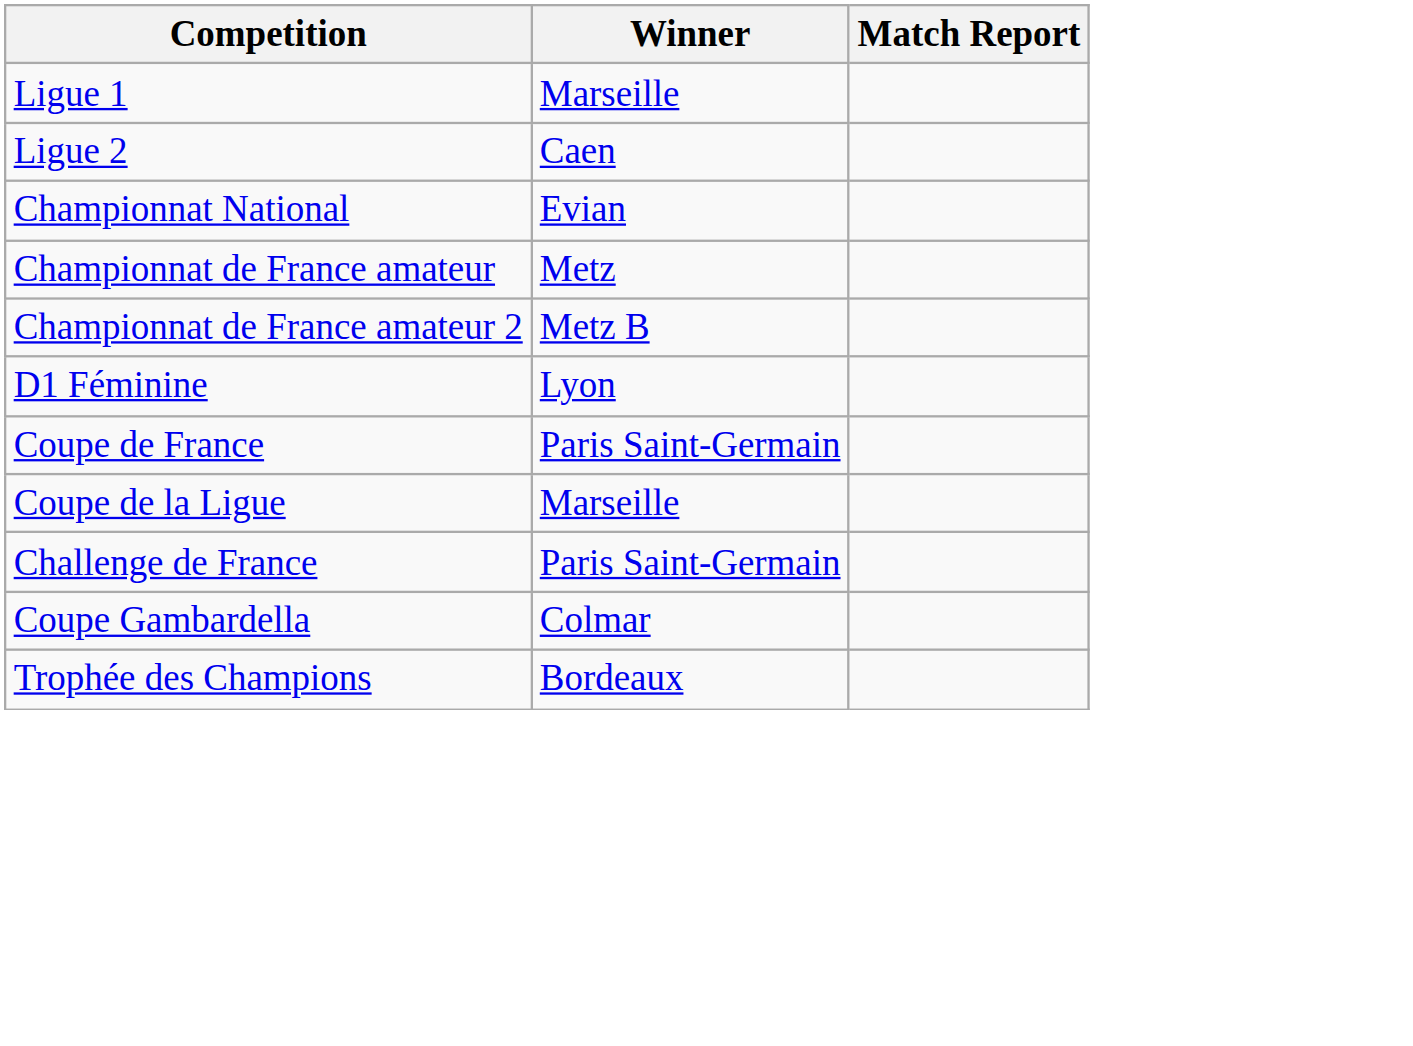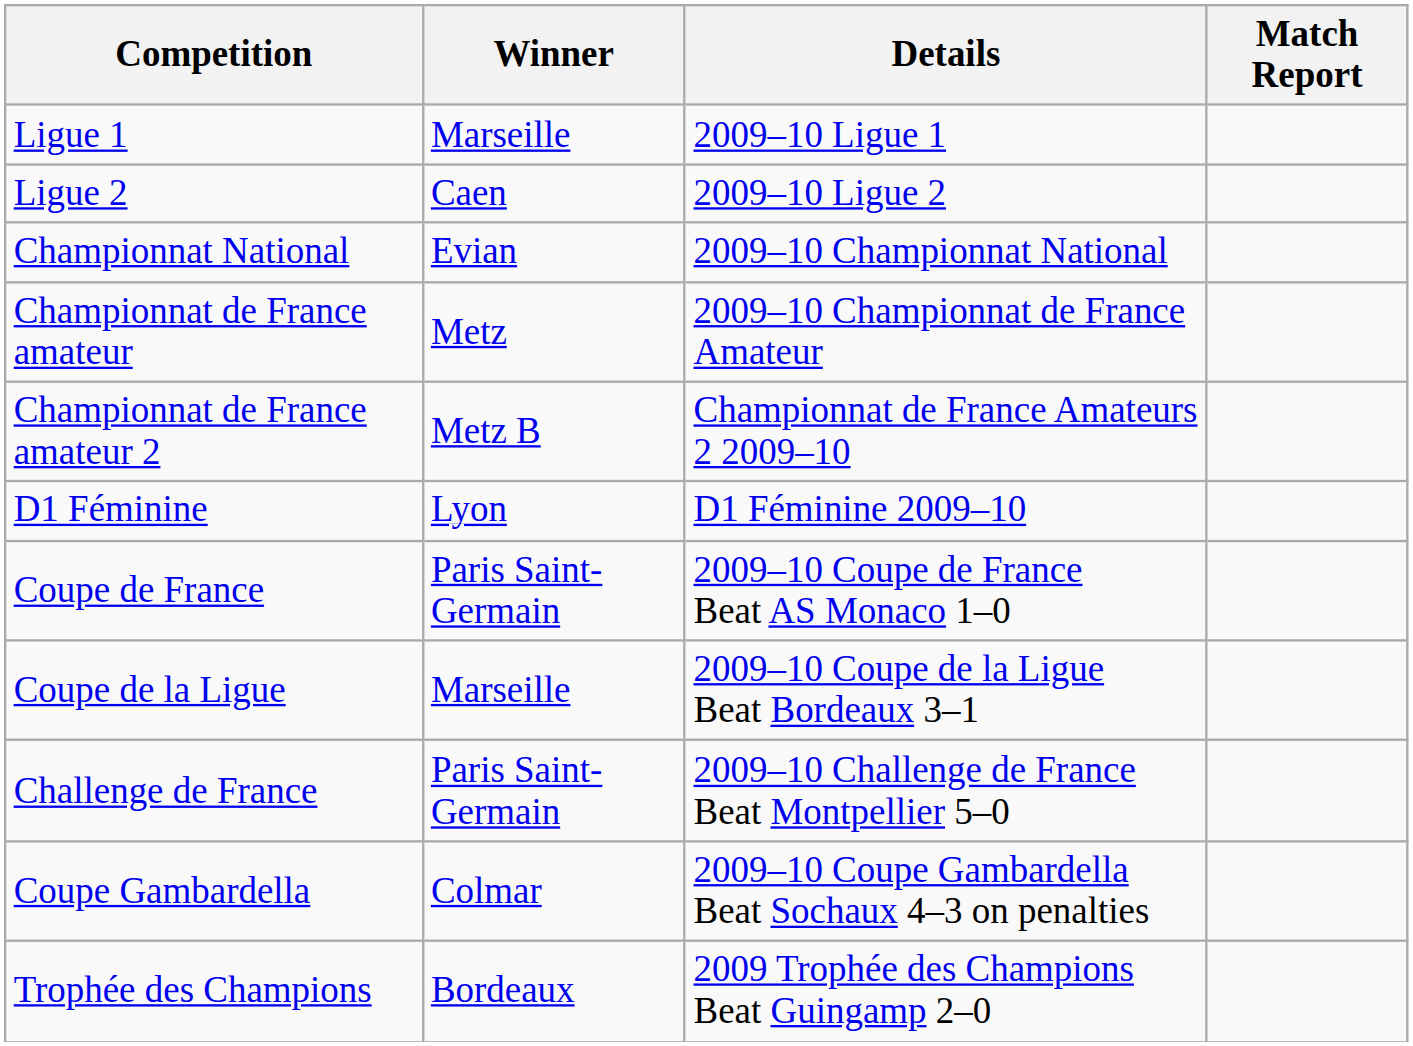+ column: (946, 54)
